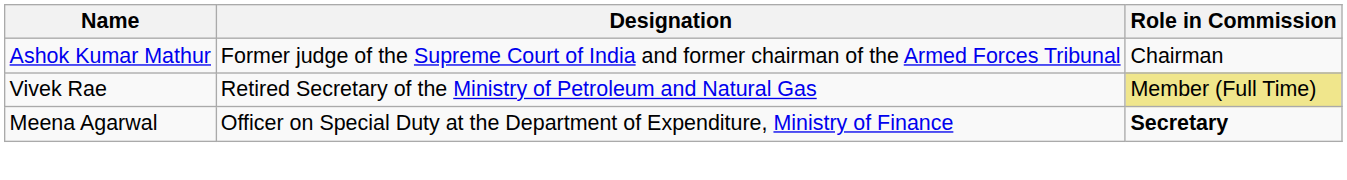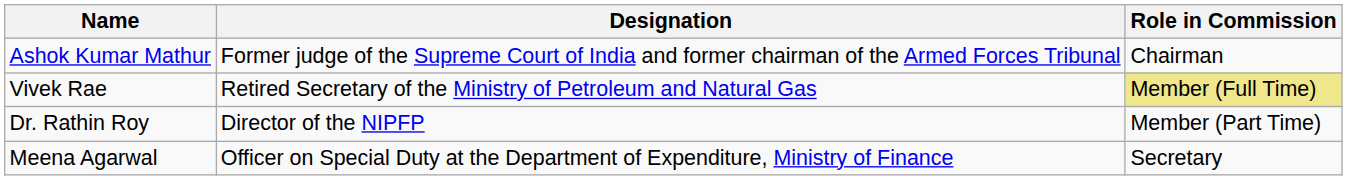+ row: (79, 123)
(1179, 123) bold -> (1176, 157) normal
